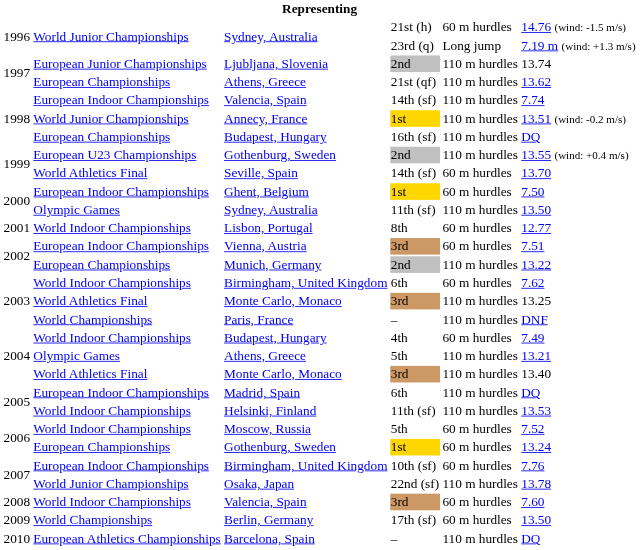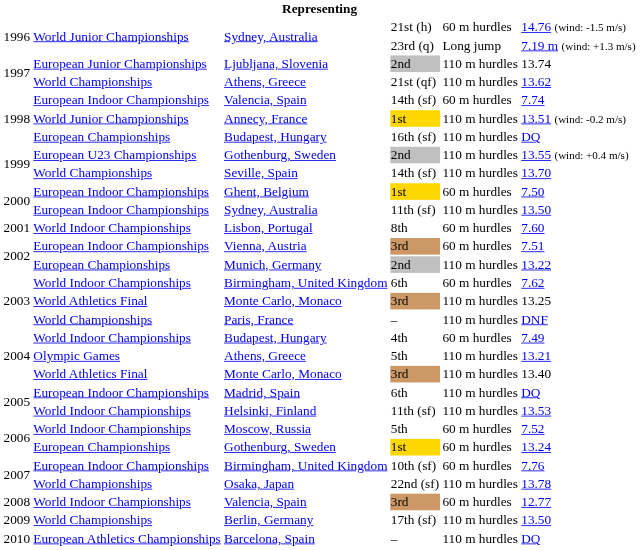(102, 82) European Championships -> (93, 82) World Championships
(480, 100) 110 m hurdles -> (477, 100) 60 m hurdles
(90, 173) World Athletics Final -> (93, 173) World Championships
(477, 173) 60 m hurdles -> (480, 173) 110 m hurdles
(77, 209) Olympic Games -> (121, 209) European Indoor Championships
(536, 228) 12.77 -> (533, 228) 7.60
(111, 483) World Junior Championships -> (93, 483) World Championships
(533, 502) 7.60 -> (536, 502) 12.77
(477, 520) 60 m hurdles -> (480, 520) 110 m hurdles
